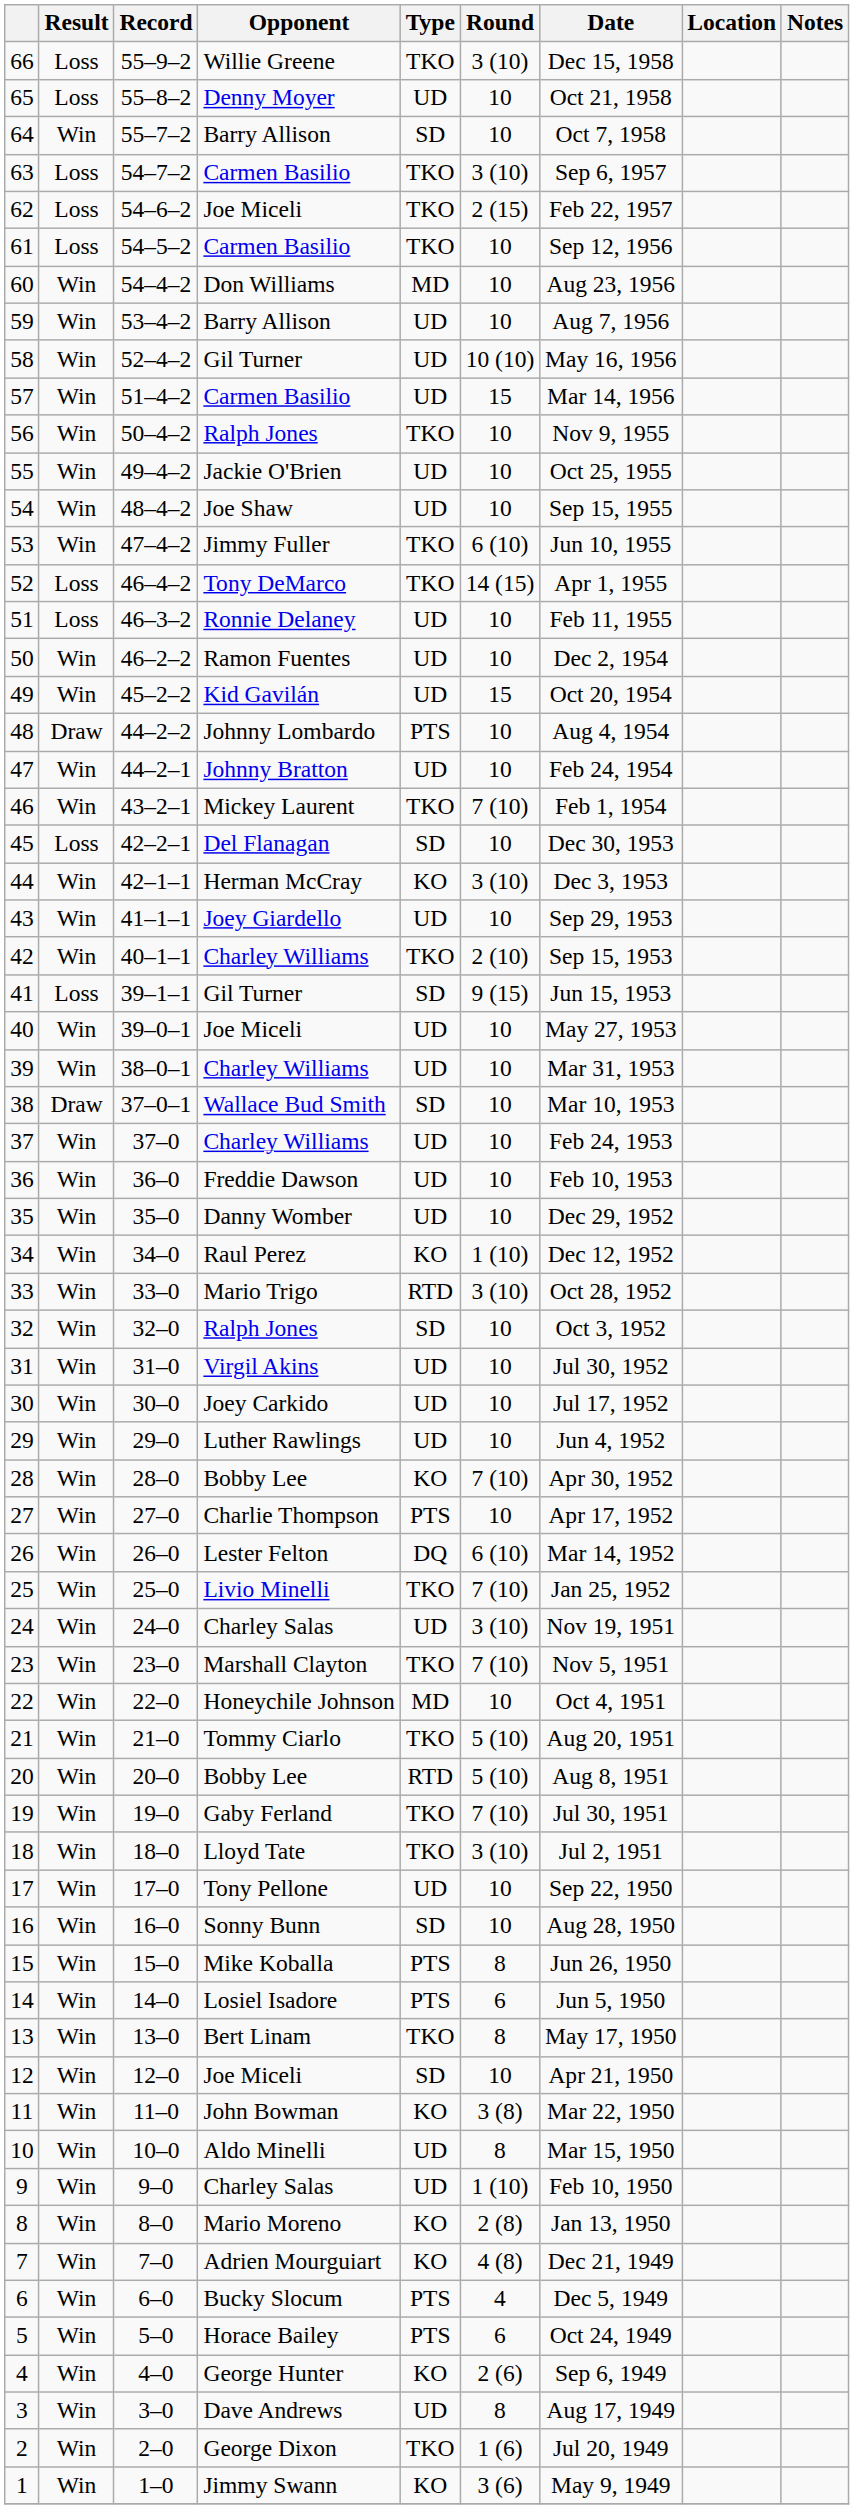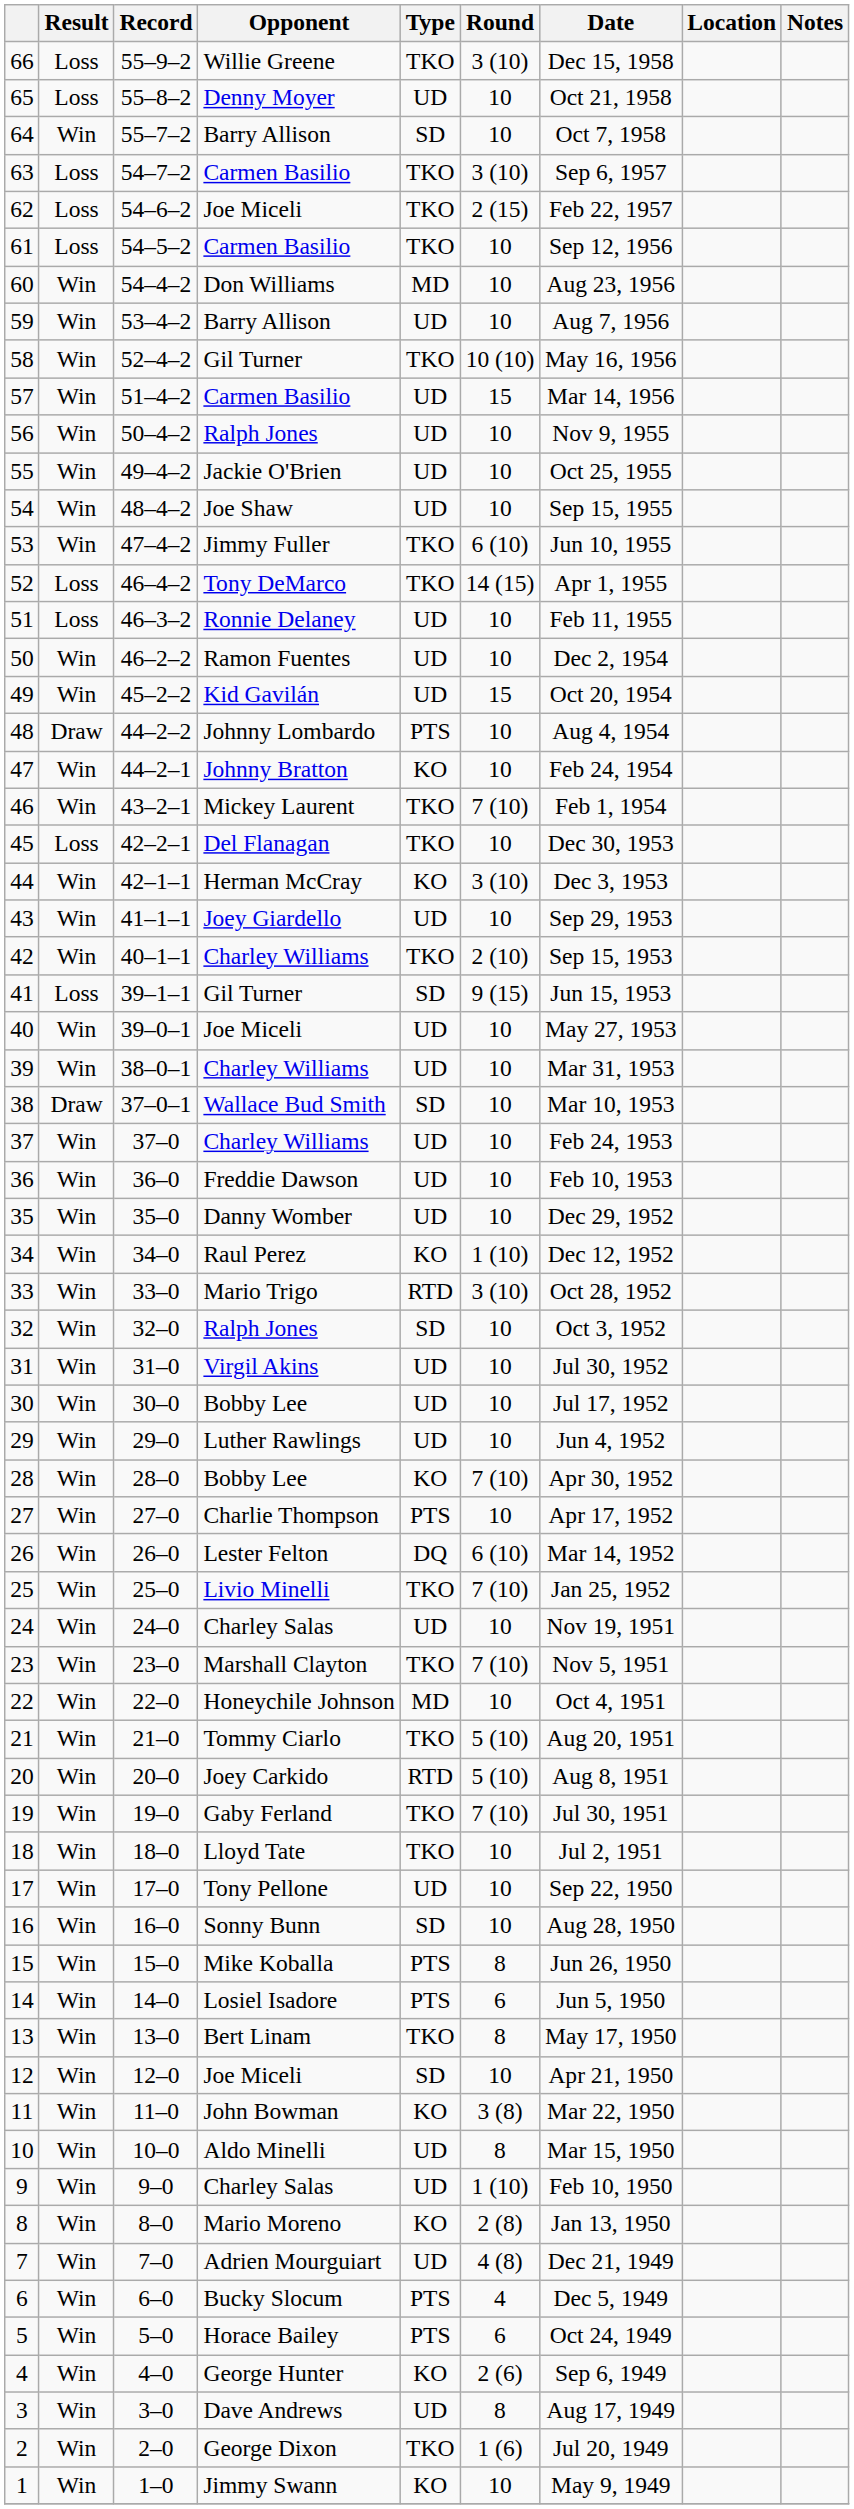(430, 358) UD -> (430, 358) TKO
(430, 433) TKO -> (430, 433) UD
(430, 769) UD -> (430, 769) KO
(430, 843) SD -> (430, 843) TKO
(266, 1403) Joey Carkido -> (255, 1403) Bobby Lee
(500, 1627) 3 (10) -> (500, 1627) 10
(255, 1776) Bobby Lee -> (266, 1776) Joey Carkido
(500, 1850) 3 (10) -> (500, 1850) 10
(430, 2261) KO -> (430, 2261) UD
(500, 2485) 3 (6) -> (500, 2485) 10
